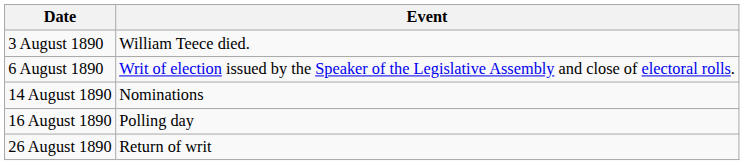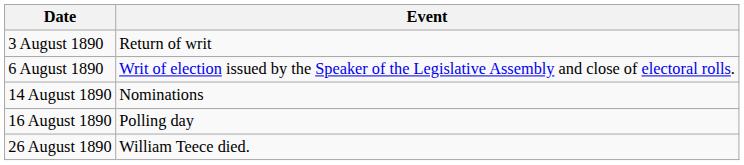(185, 43) William Teece died. -> (165, 43) Return of writ
(165, 146) Return of writ -> (185, 146) William Teece died.
